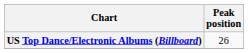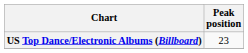(224, 40) 26 -> (224, 40) 23
